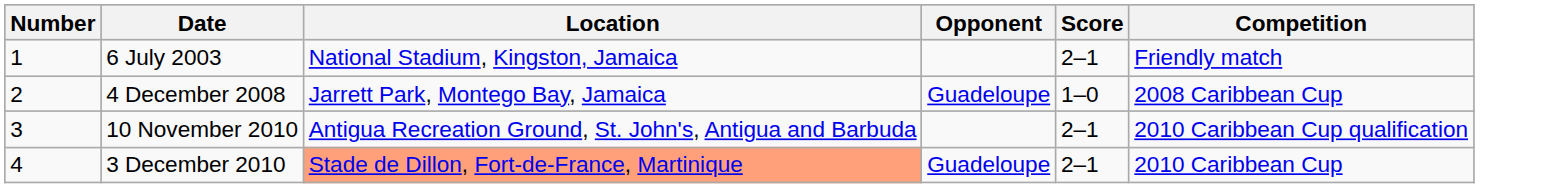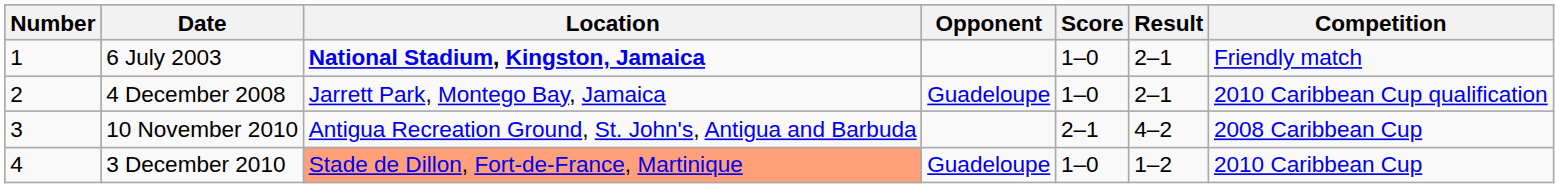+ column: (1169, 22)
(493, 58) normal -> (507, 58) bold
(1080, 58) 2–1 -> (1080, 58) 1–0
(1238, 93) 2008 Caribbean Cup -> (1381, 93) 2010 Caribbean Cup qualification
(1301, 129) 2010 Caribbean Cup qualification -> (1318, 129) 2008 Caribbean Cup
(1080, 165) 2–1 -> (1080, 165) 1–0
